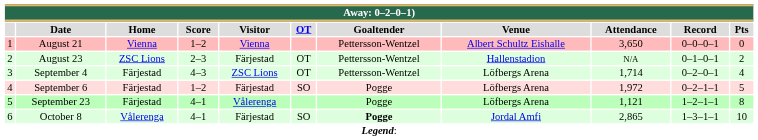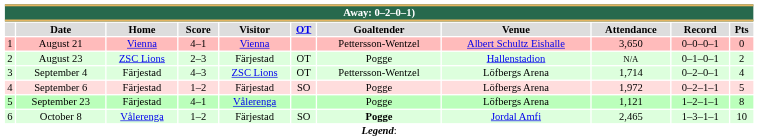(198, 44) 1–2 -> (198, 44) 4–1
(379, 58) Pettersson-Wentzel -> (379, 58) Pogge
(198, 116) 4–1 -> (198, 116) 1–2
(631, 116) 2,865 -> (631, 116) 2,465
